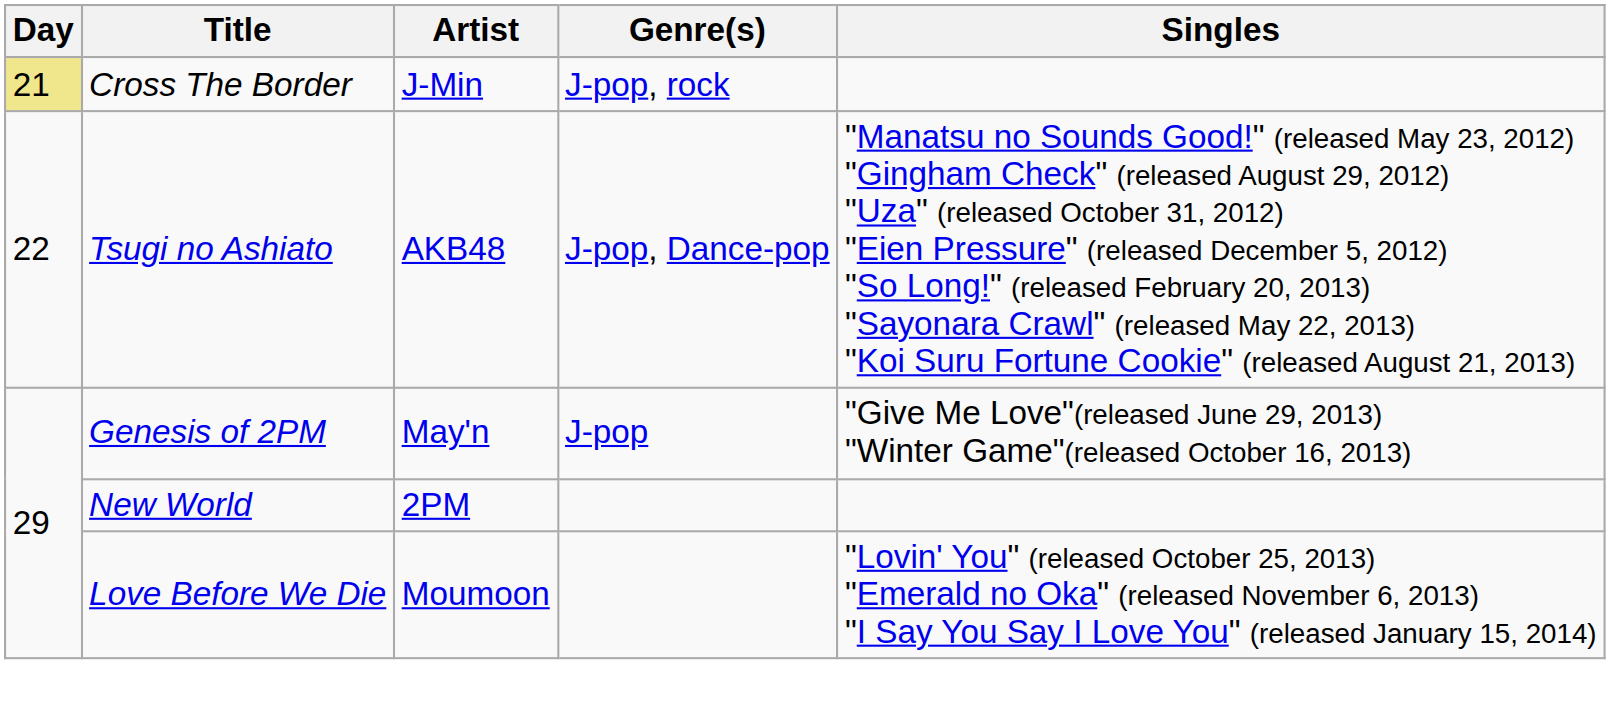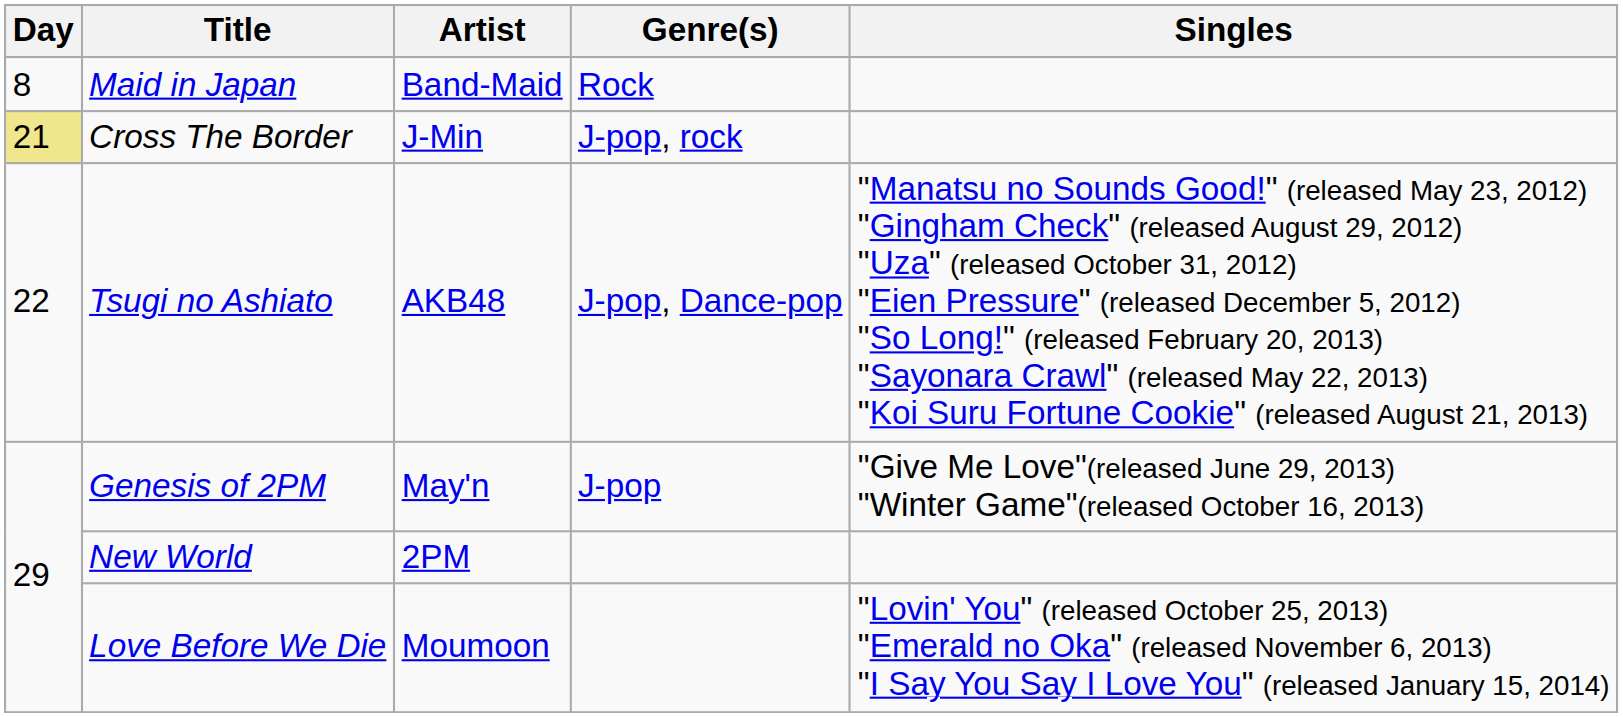+ row: (193, 83)
